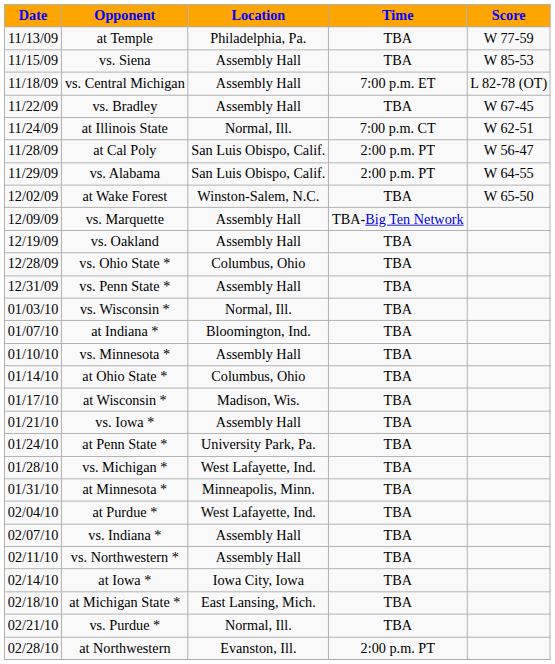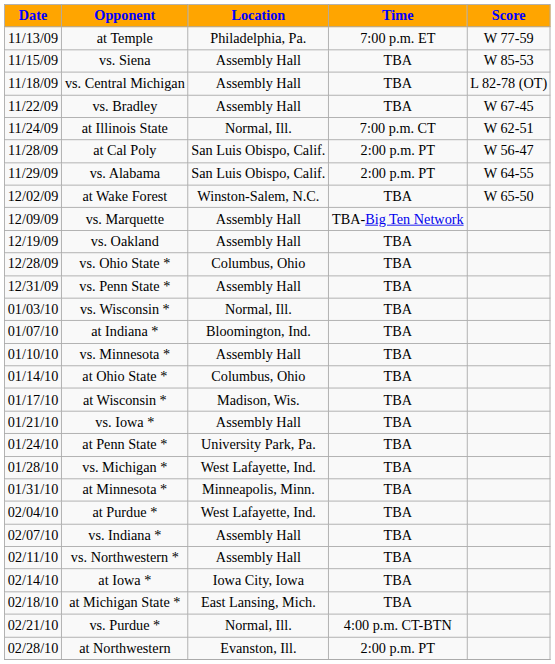(398, 38) TBA -> (398, 38) 7:00 p.m. ET
(398, 83) 7:00 p.m. ET -> (398, 83) TBA
(398, 625) TBA -> (398, 625) 4:00 p.m. CT-BTN
